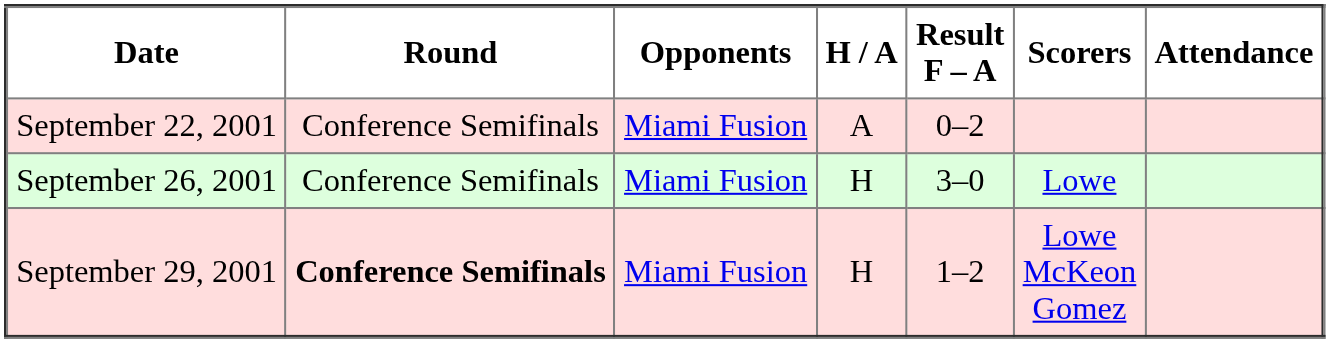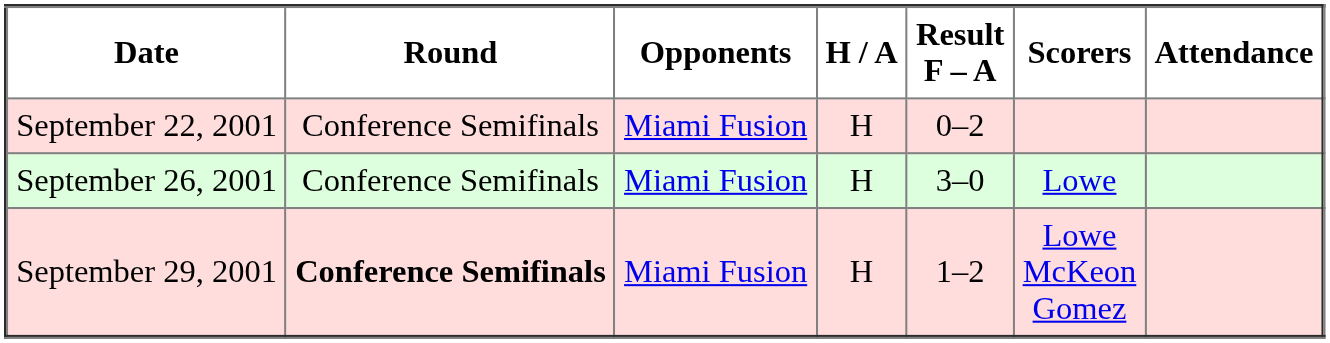(862, 125) A -> (862, 125) H
